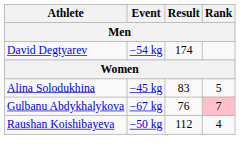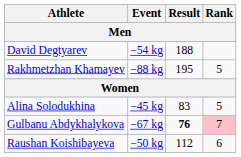(184, 50) 174 -> (184, 50) 188
+ row: (66, 69)
(184, 106) normal -> (184, 124) bold
(219, 124) 4 -> (219, 143) 6
